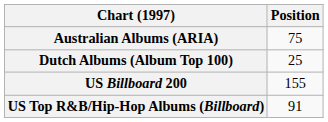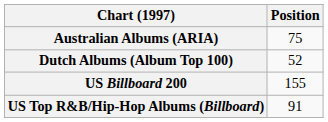(295, 60) 25 -> (295, 60) 52
